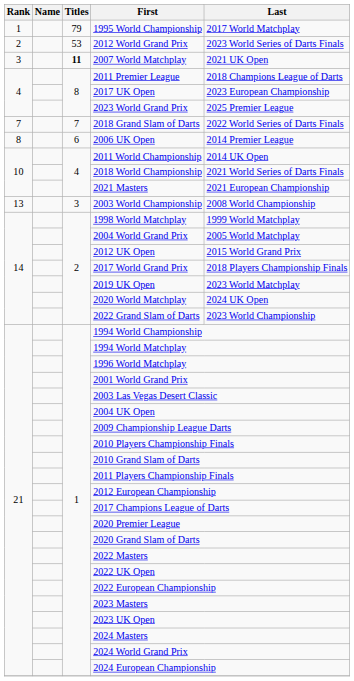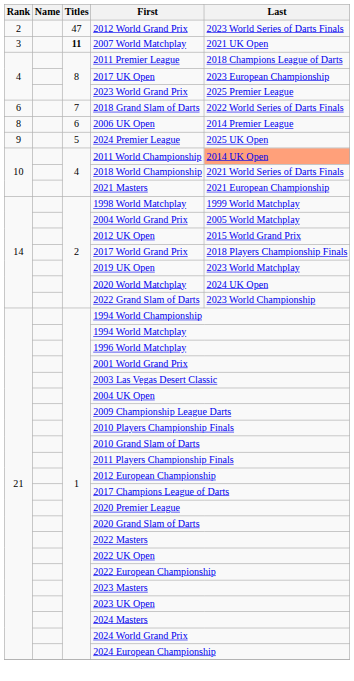- row: (148, 28)
(77, 44) 53 -> (77, 28) 47
(18, 124) 7 -> (18, 108) 6
+ row: (137, 140)
(237, 156) no background -> (237, 156) lightsalmon background
- row: (148, 204)
